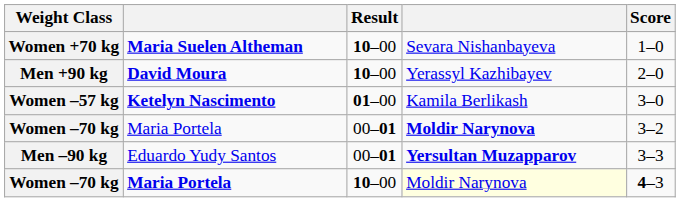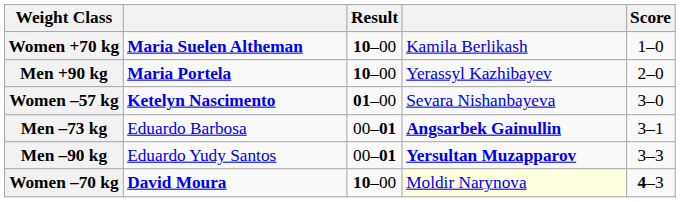(481, 45) Sevara Nishanbayeva -> (467, 45) Kamila Berlikash
(177, 73) David Moura -> (179, 73) Maria Portela
(467, 100) Kamila Berlikash -> (481, 100) Sevara Nishanbayeva
+ row: (64, 127)
- row: (64, 127)
(179, 182) Maria Portela -> (177, 182) David Moura
